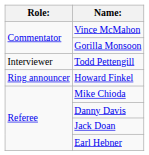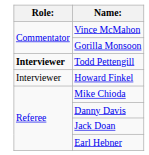(30, 61) normal -> (40, 61) bold
(39, 78) Ring announcer -> (38, 78) Interviewer
